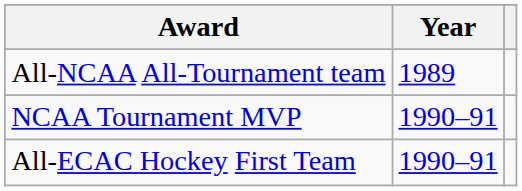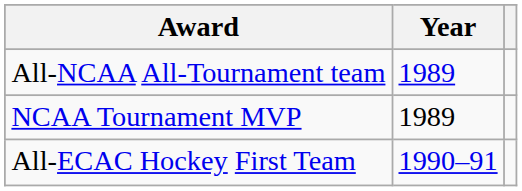(448, 116) 1990–91 -> (427, 116) 1989
